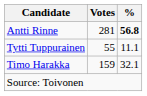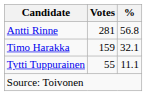(130, 30) bold -> (130, 30) normal
rows swapped: (38, 64) <-> (46, 47)
